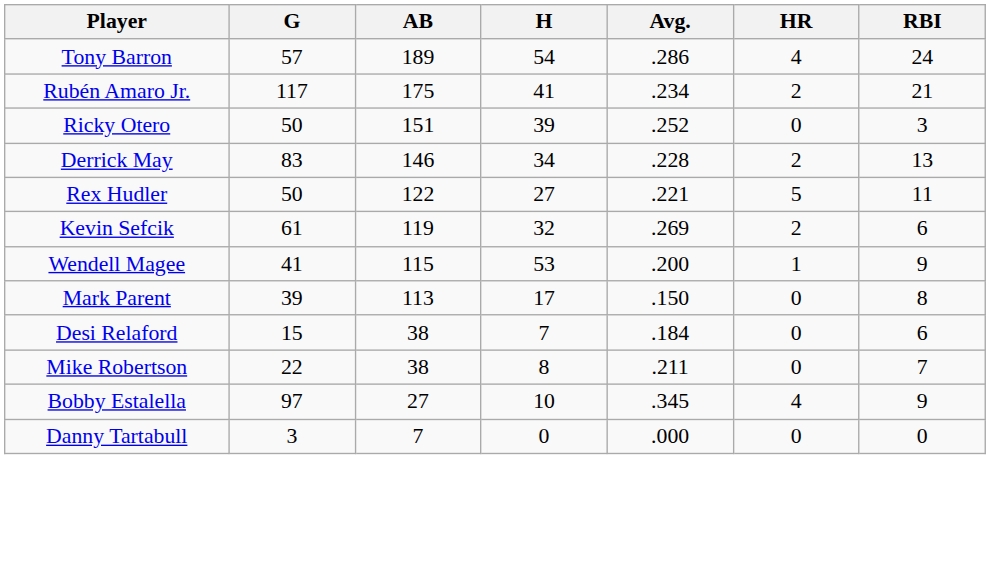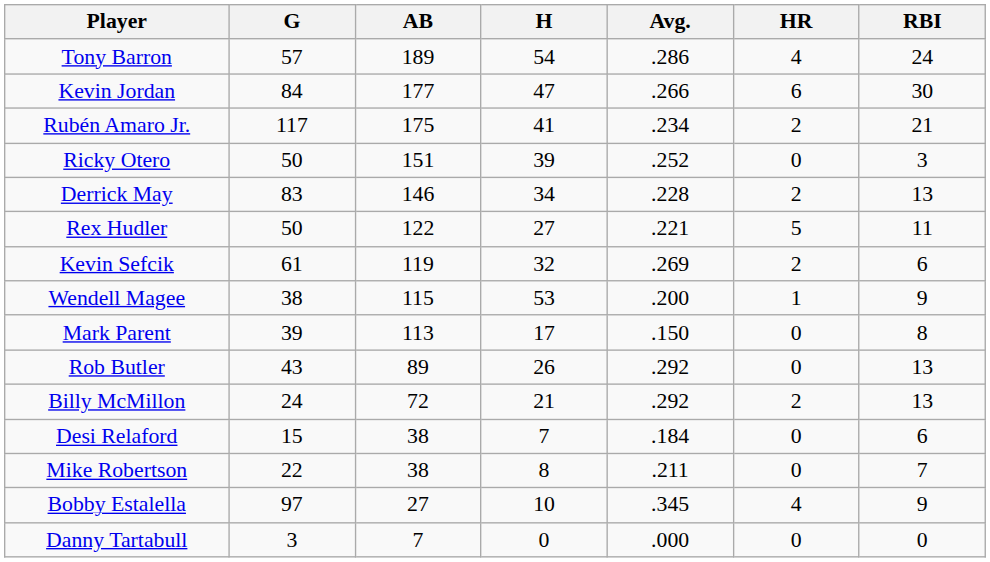+ row: (117, 90)
(292, 263) 41 -> (292, 297) 38
+ row: (117, 366)
+ row: (117, 401)
